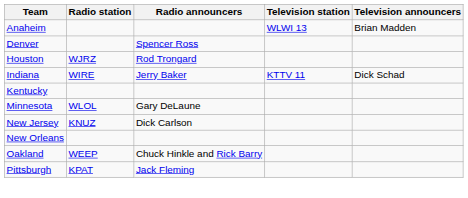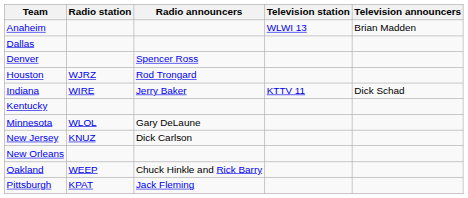+ row: (20, 43)
